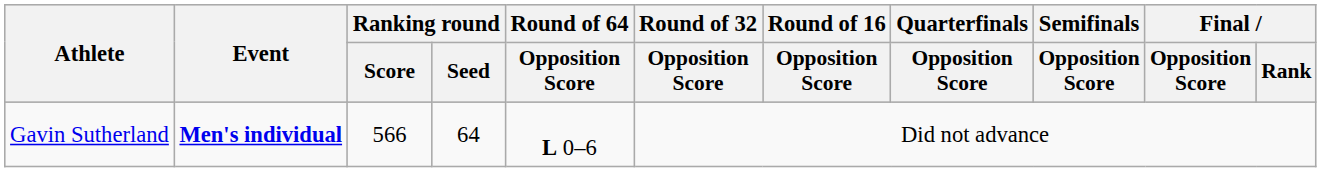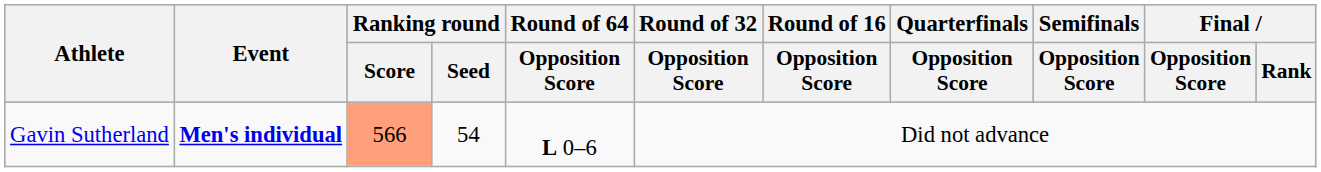(390, 134) no background -> (390, 134) lightsalmon background
(468, 134) 64 -> (468, 134) 54
